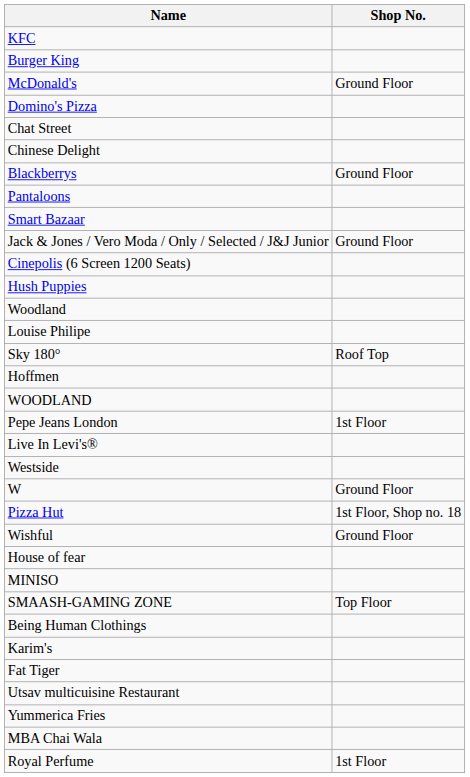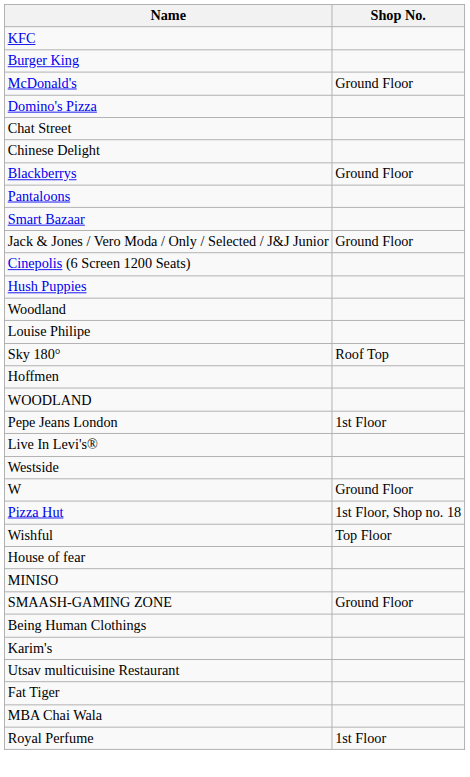(374, 535) Ground Floor -> (363, 535) Top Floor
(363, 602) Top Floor -> (374, 602) Ground Floor
rows swapped: (34, 670) <-> (94, 693)
- row: (57, 715)
